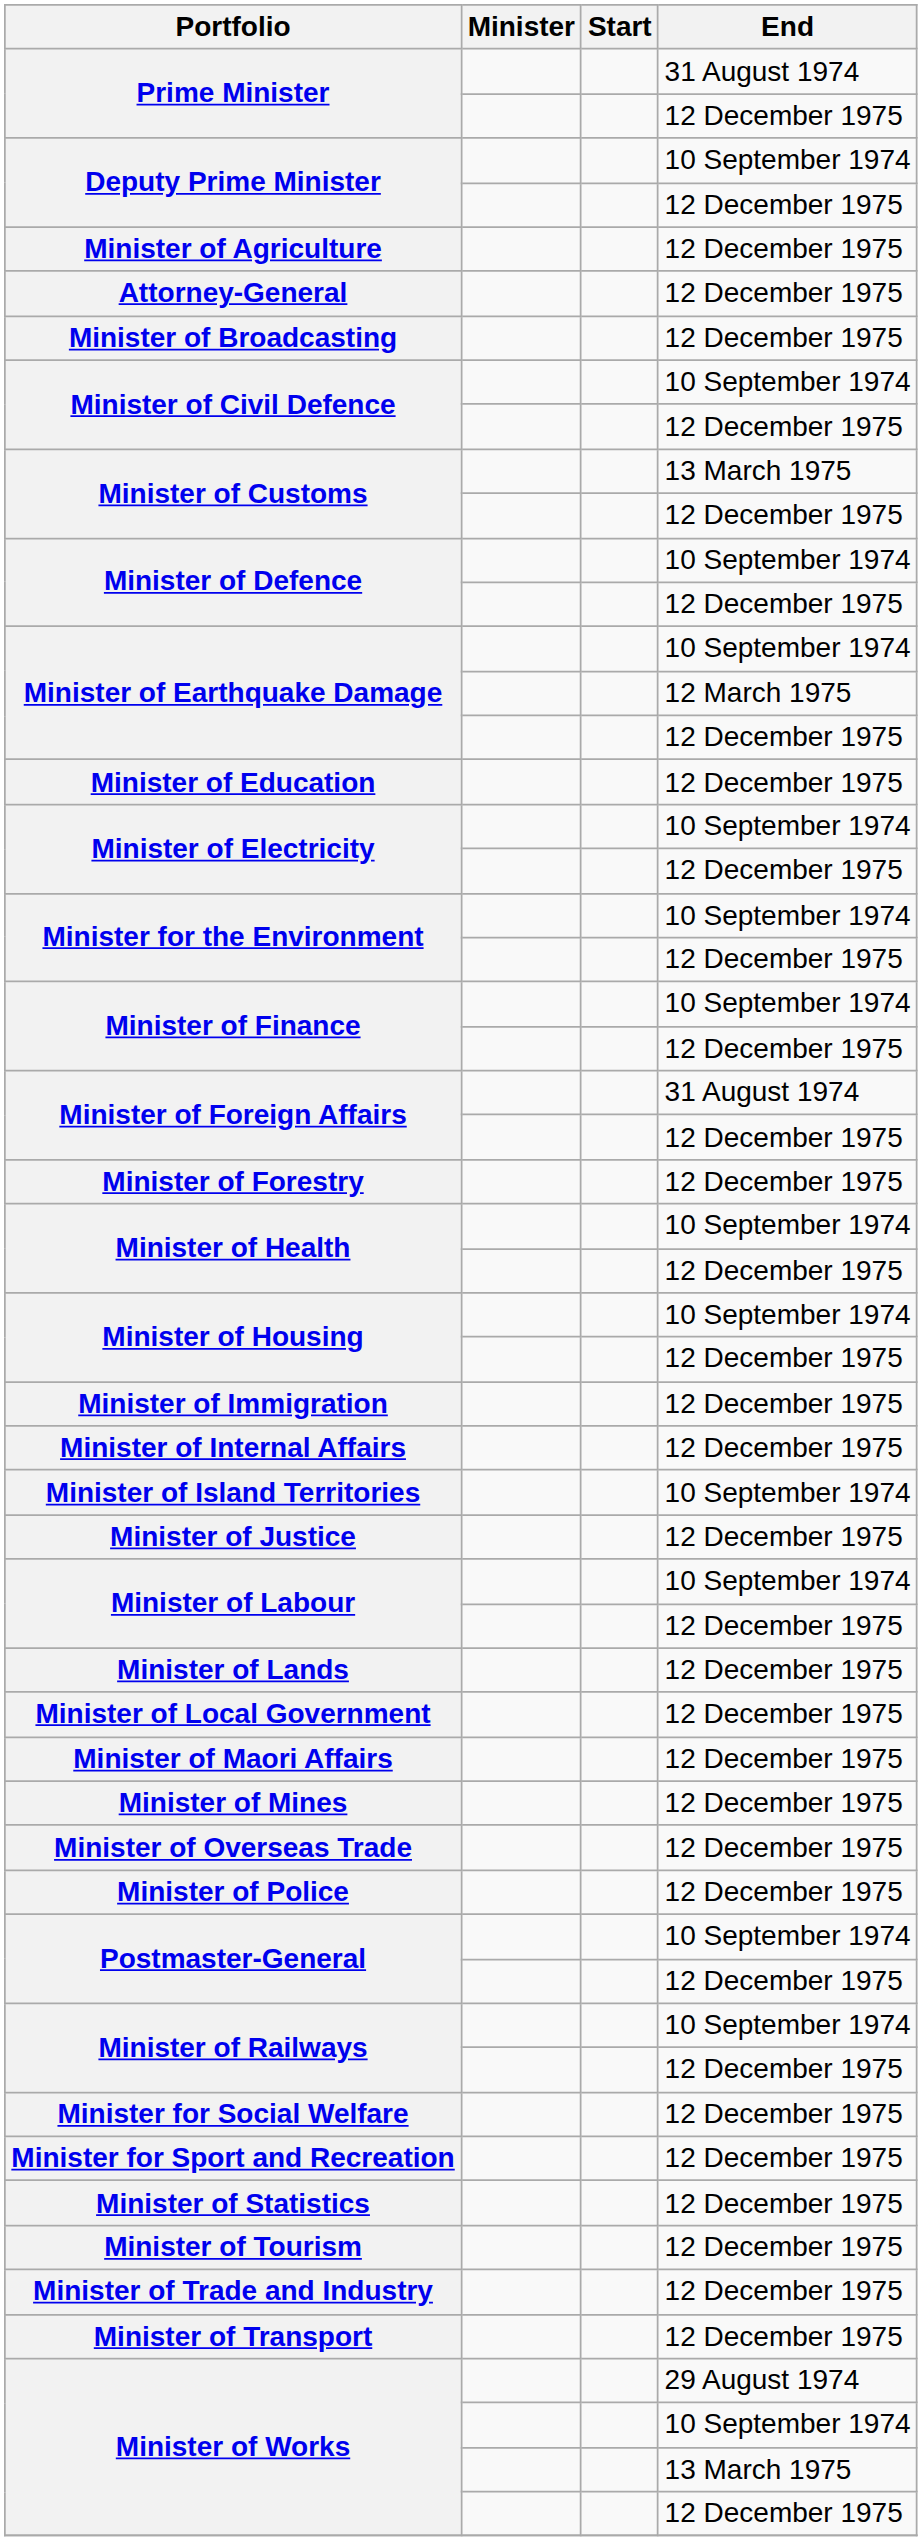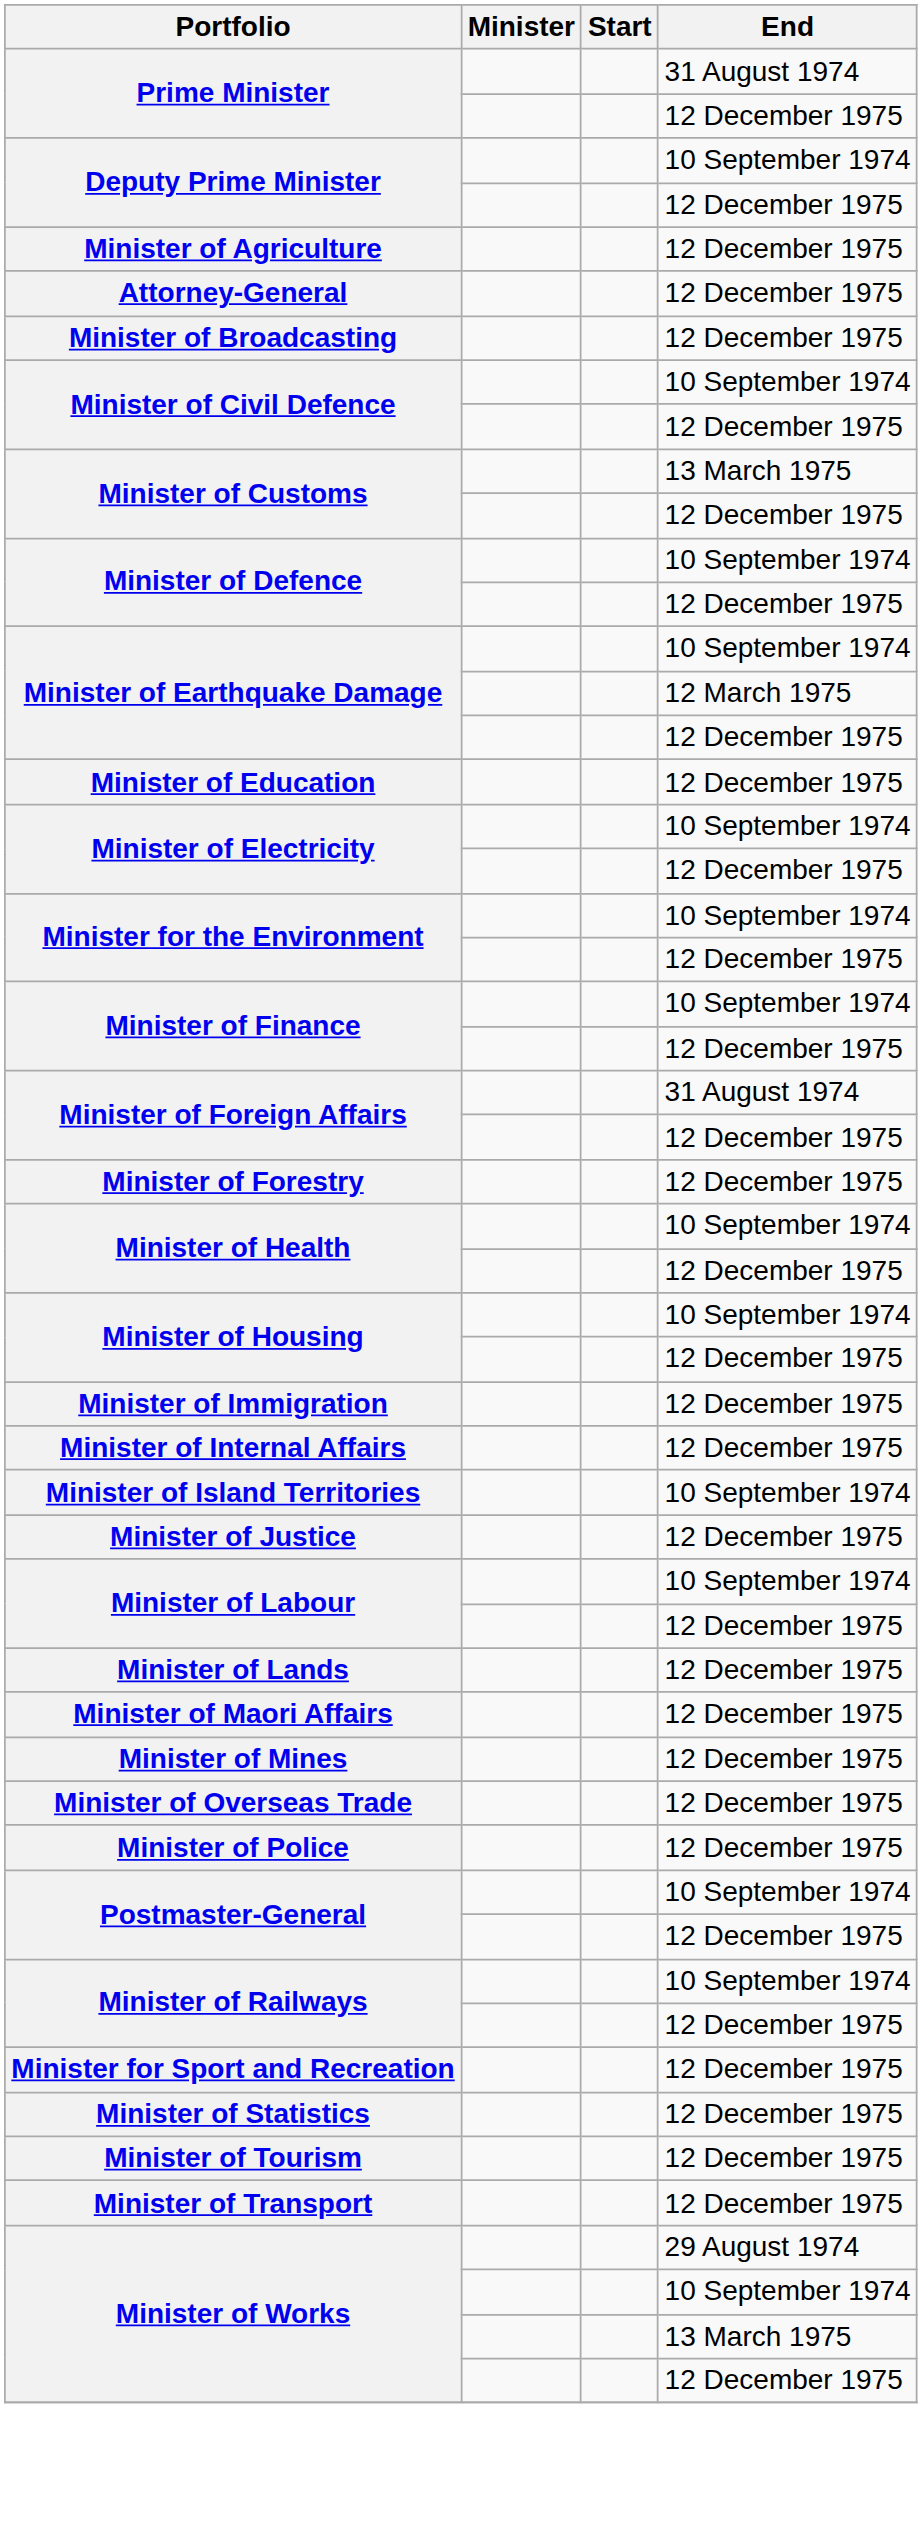- row: (233, 1714)
- row: (233, 2113)
- row: (233, 2291)
